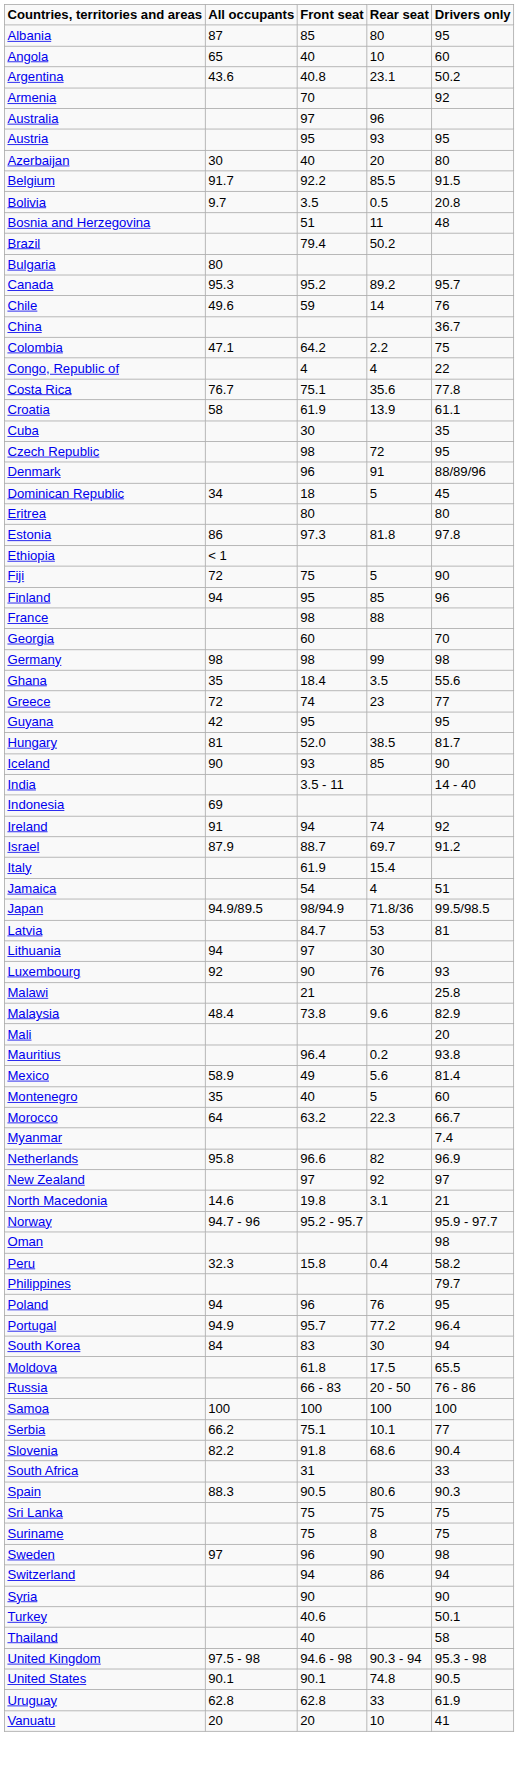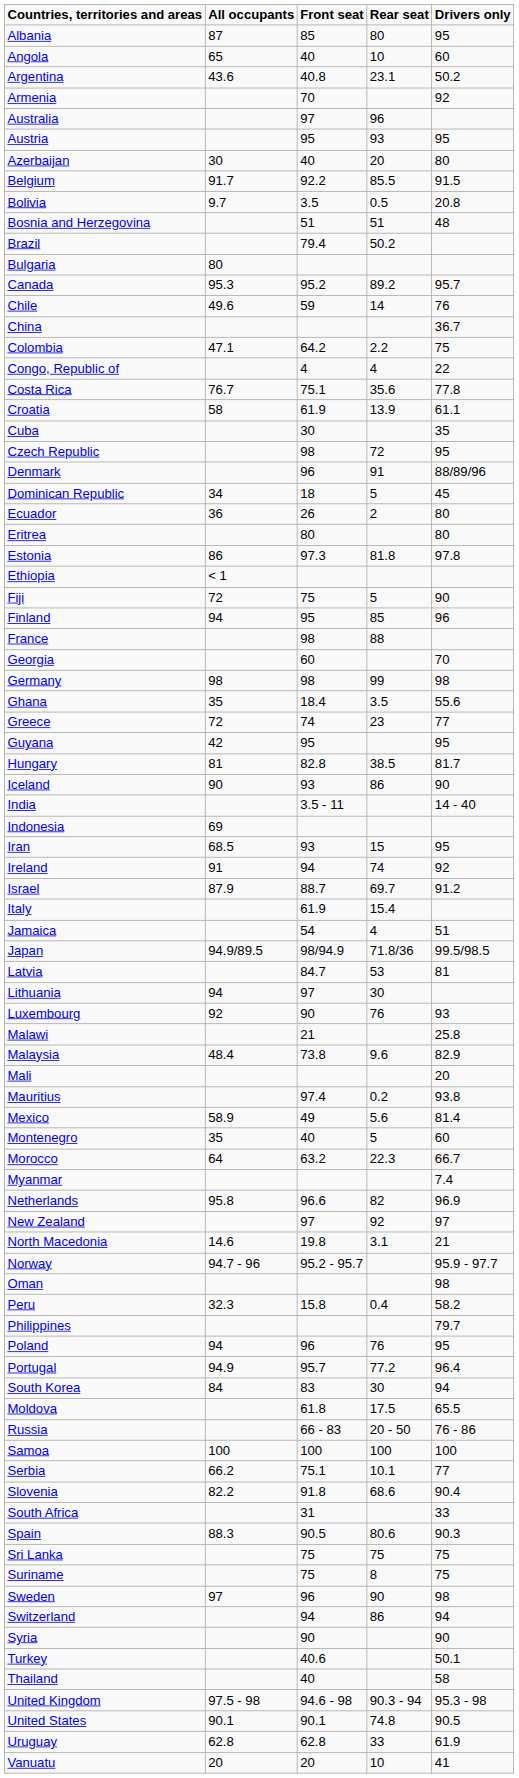(377, 222) 11 -> (377, 222) 51
+ row: (32, 514)
(313, 743) 52.0 -> (313, 763) 82.8
(377, 763) 85 -> (377, 784) 86
+ row: (19, 847)
(313, 1055) 96.4 -> (313, 1096) 97.4
